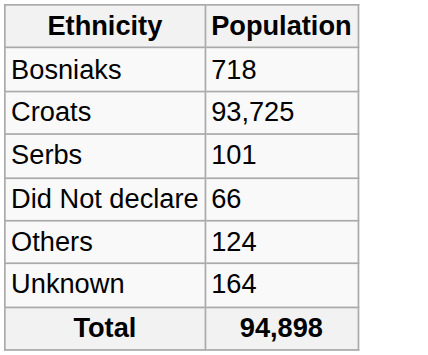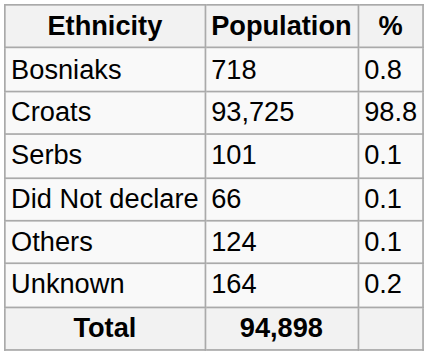+ column: (391, 26)
